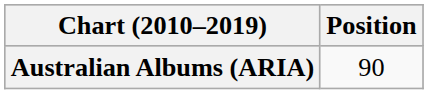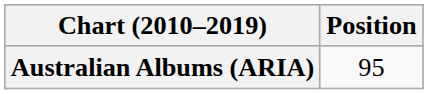(371, 66) 90 -> (371, 66) 95
